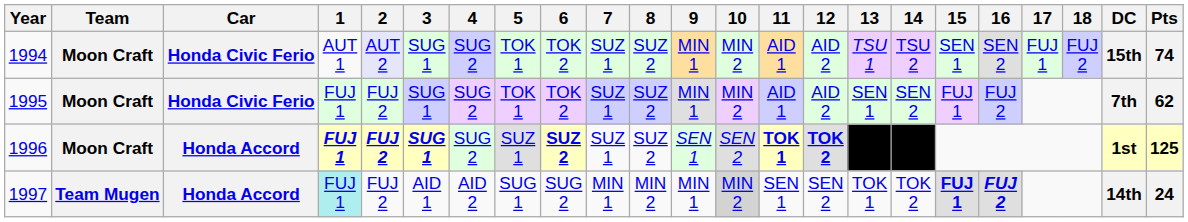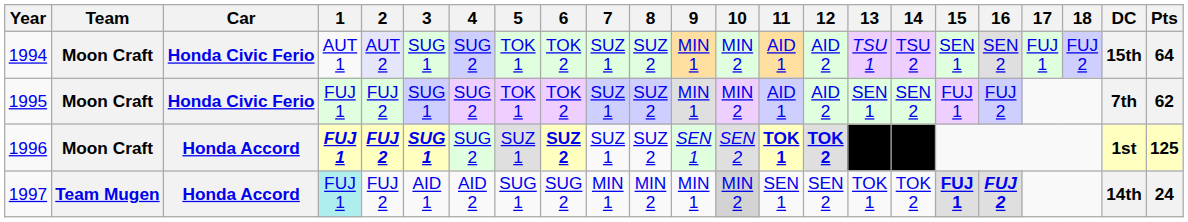(1164, 55) 74 -> (1164, 55) 64
